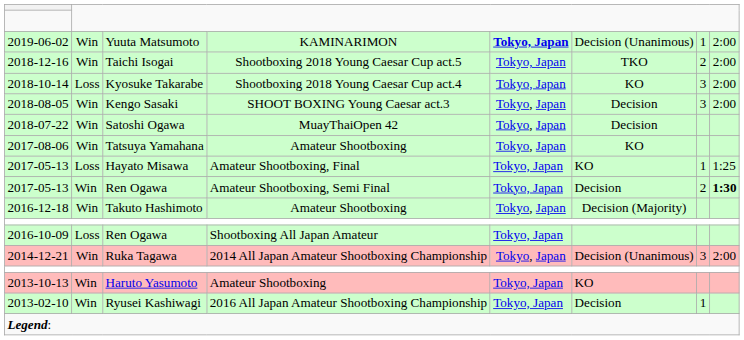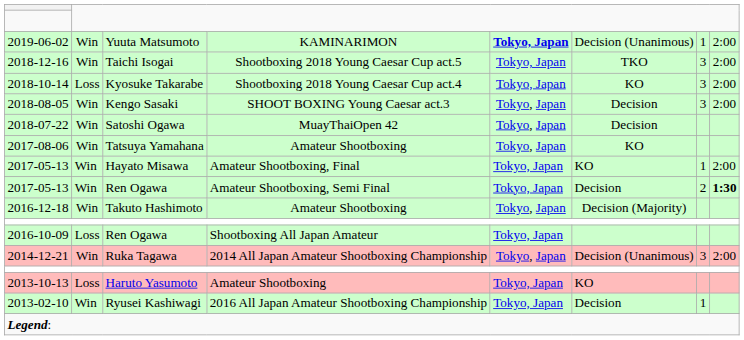(703, 62) 2 -> (703, 62) 3
(87, 166) Loss -> (86, 166) Win
(724, 166) 1:25 -> (724, 166) 2:00
(86, 282) Win -> (87, 282) Loss
